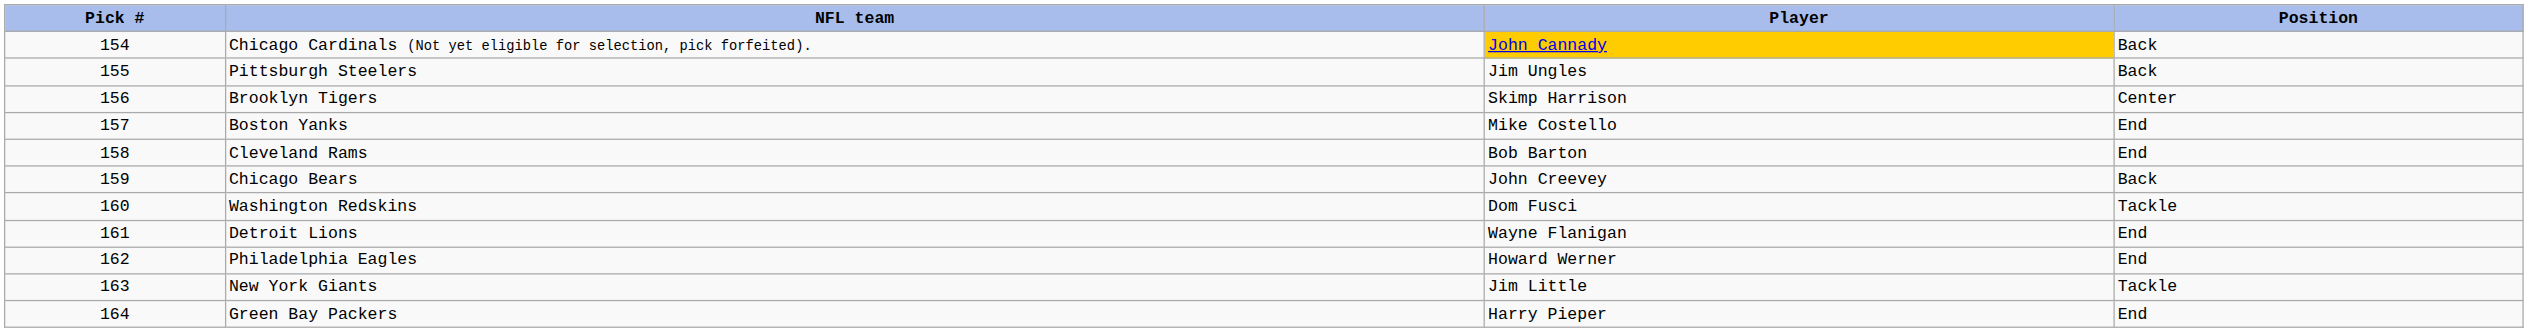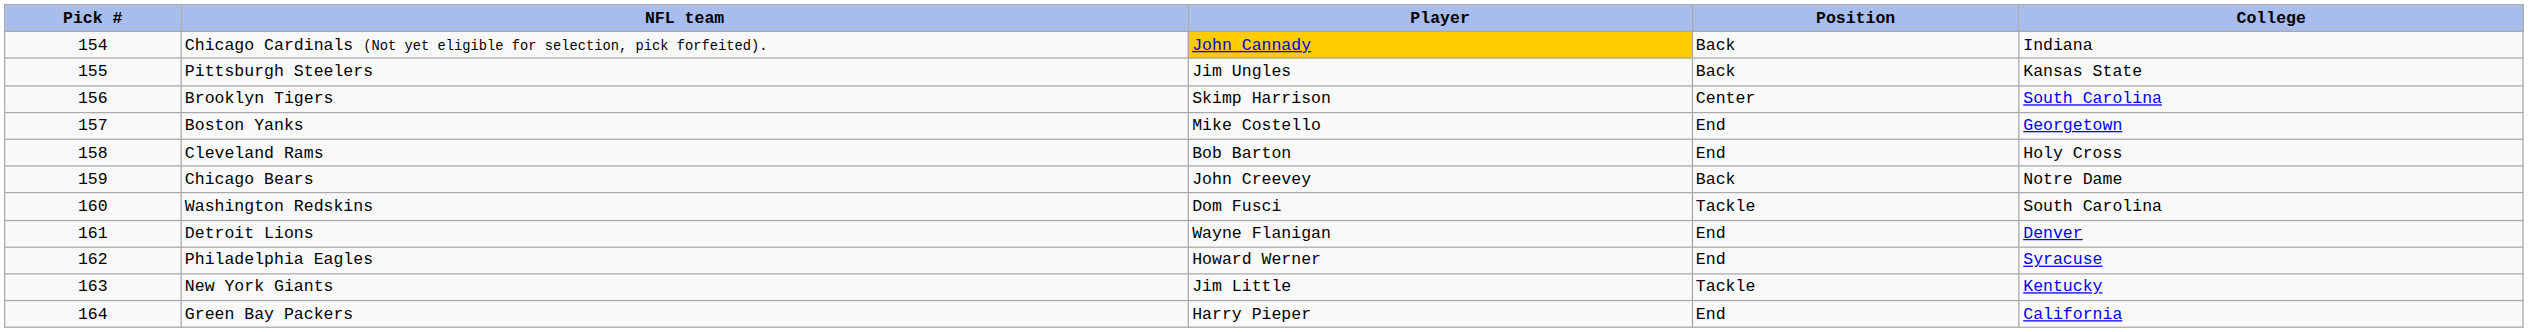+ column: (2271, 18)
